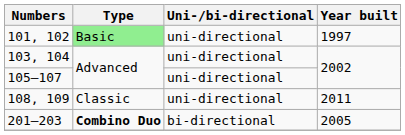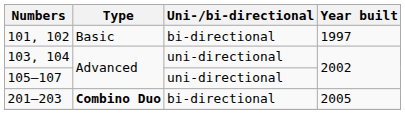(95, 36) lightgreen background -> (95, 36) no background
(225, 36) uni-directional -> (221, 36) bi-directional
- row: (39, 99)
